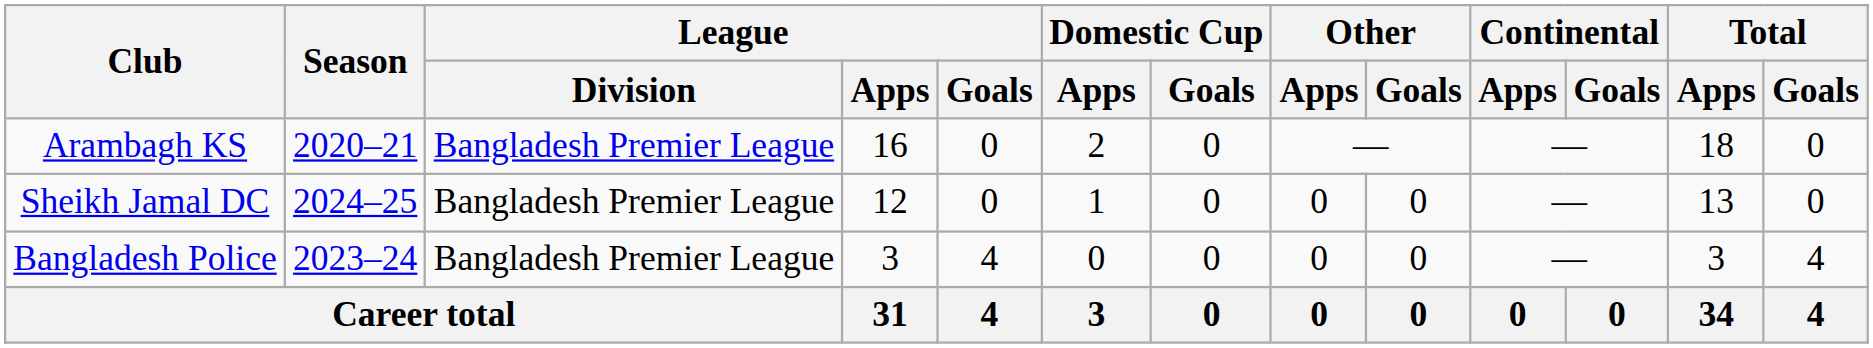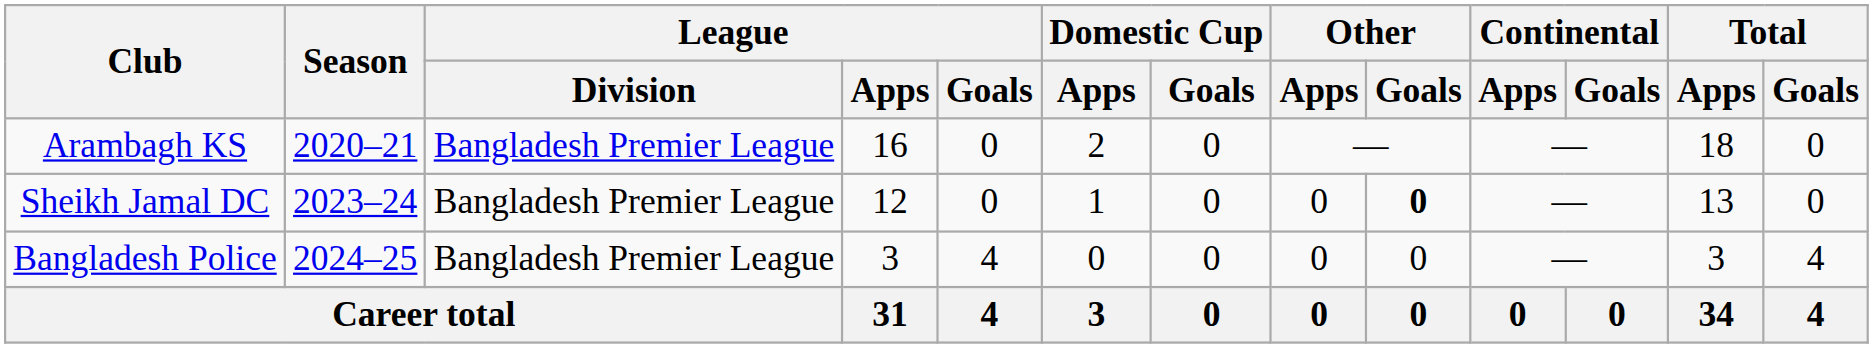(355, 201) 2024–25 -> (355, 201) 2023–24
(1418, 201) normal -> (1418, 201) bold
(355, 257) 2023–24 -> (355, 257) 2024–25
